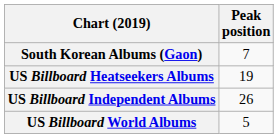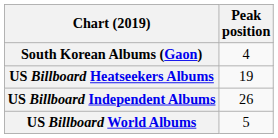(246, 54) 7 -> (246, 54) 4
